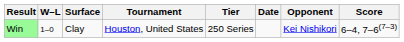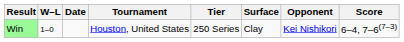columns swapped: (269, 12) <-> (83, 12)
